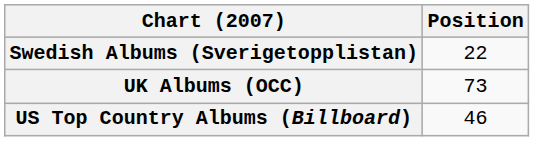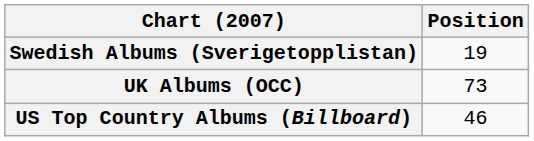(476, 54) 22 -> (476, 54) 19
